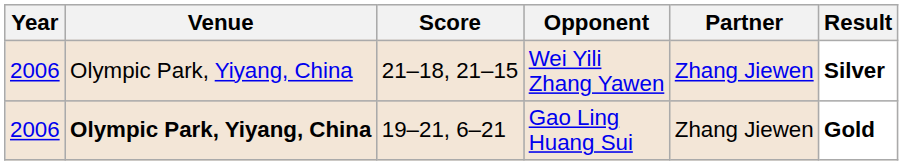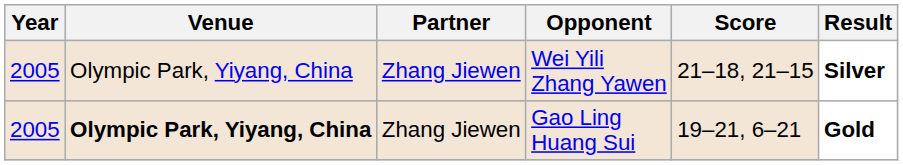columns swapped: (744, 23) <-> (450, 23)
(35, 70) 2006 -> (35, 70) 2005
(35, 131) 2006 -> (35, 131) 2005
